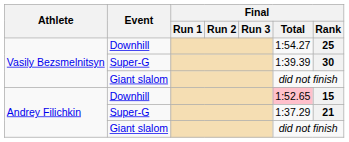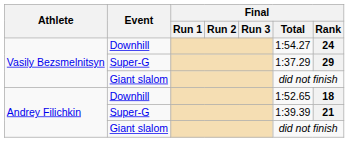(328, 46) 25 -> (328, 46) 24
(293, 63) 1:39.39 -> (293, 63) 1:37.29
(328, 63) 30 -> (328, 63) 29
(293, 96) pink background -> (293, 96) no background
(328, 96) 15 -> (328, 96) 18
(293, 113) 1:37.29 -> (293, 113) 1:39.39
